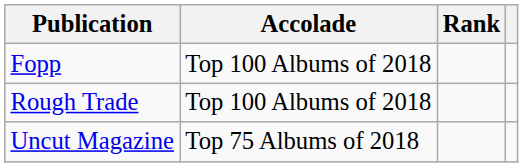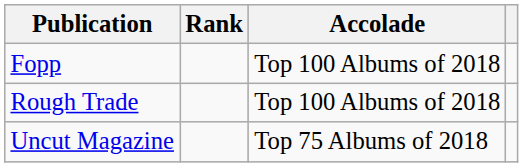columns swapped: (308, 24) <-> (472, 24)
